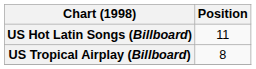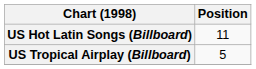(223, 54) 8 -> (223, 54) 5
